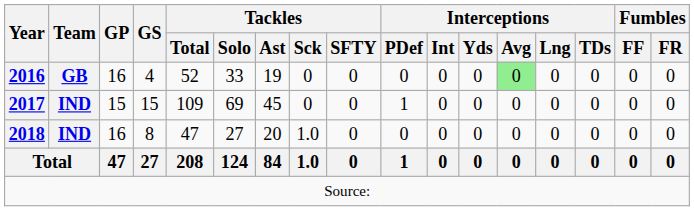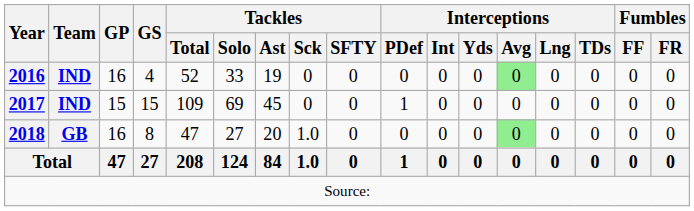(74, 76) GB -> (74, 76) IND
(74, 133) IND -> (74, 133) GB
(516, 133) no background -> (516, 133) lightgreen background
